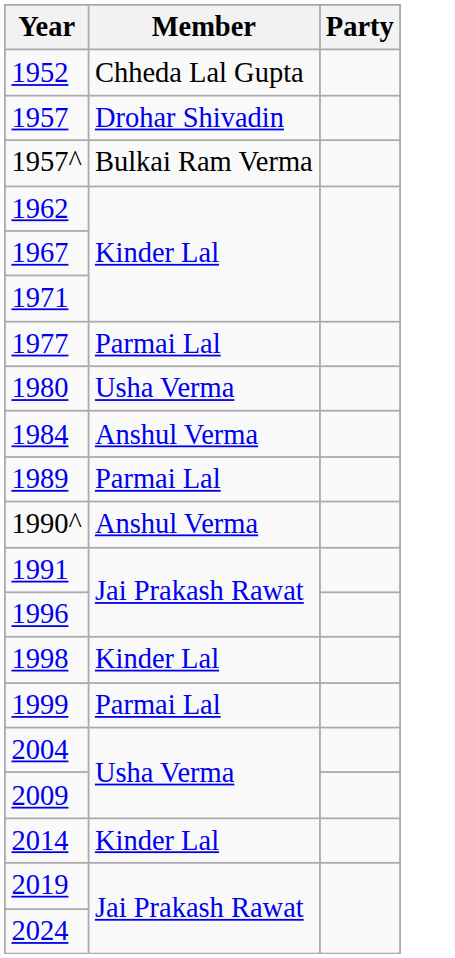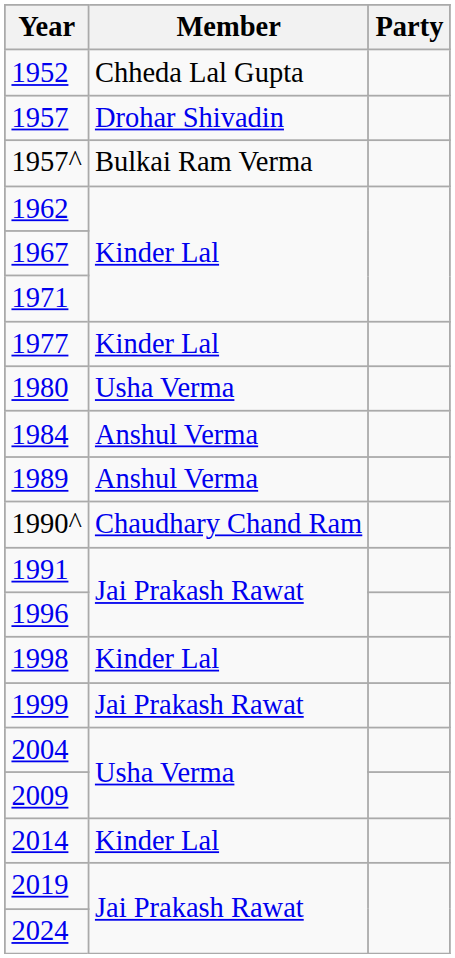(158, 343) Parmai Lal -> (157, 343) Kinder Lal
(158, 478) Parmai Lal -> (177, 478) Anshul Verma
(177, 523) Anshul Verma -> (229, 523) Chaudhary Chand Ram
(158, 704) Parmai Lal -> (199, 704) Jai Prakash Rawat
